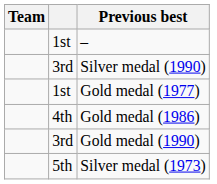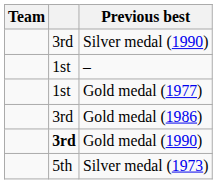rows swapped: (84, 41) <-> (143, 66)
(62, 116) 4th -> (63, 116) 3rd
(63, 141) normal -> (64, 141) bold
